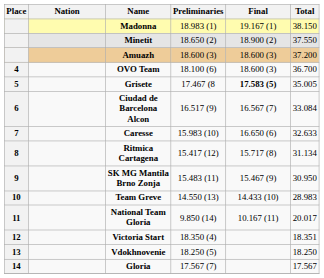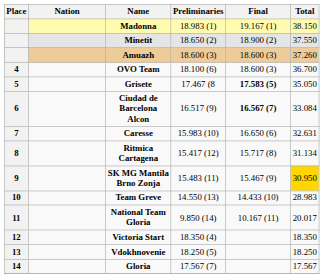(305, 55) 37.200 -> (305, 55) 37.260
(305, 84) 35.005 -> (305, 84) 35.050
(258, 109) normal -> (258, 109) bold
(305, 134) 32.633 -> (305, 134) 32.631
(305, 178) no background -> (305, 178) gold background
(305, 237) 18.351 -> (305, 237) 18.350
